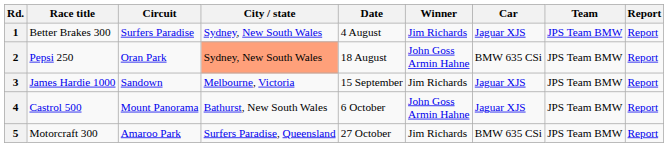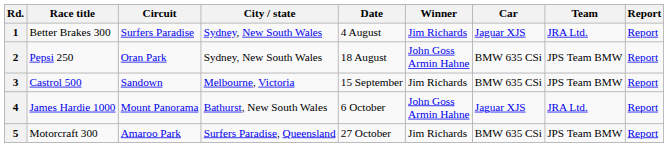(585, 32) JPS Team BMW -> (567, 32) JRA Ltd.
(263, 57) lightsalmon background -> (263, 57) no background
(72, 82) James Hardie 1000 -> (55, 82) Castrol 500
(500, 82) Jaguar XJS -> (508, 82) BMW 635 CSi
(55, 108) Castrol 500 -> (72, 108) James Hardie 1000
(585, 108) JPS Team BMW -> (567, 108) JRA Ltd.
